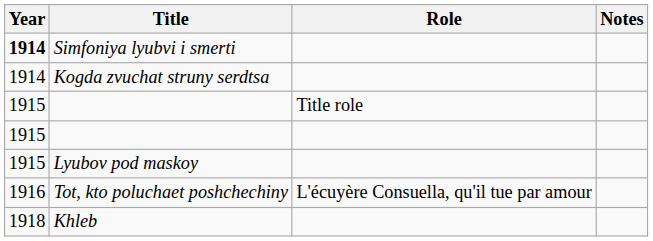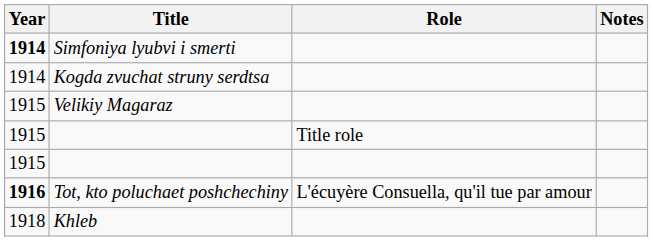+ row: (113, 105)
- row: (126, 163)
(27, 192) normal -> (27, 192) bold
